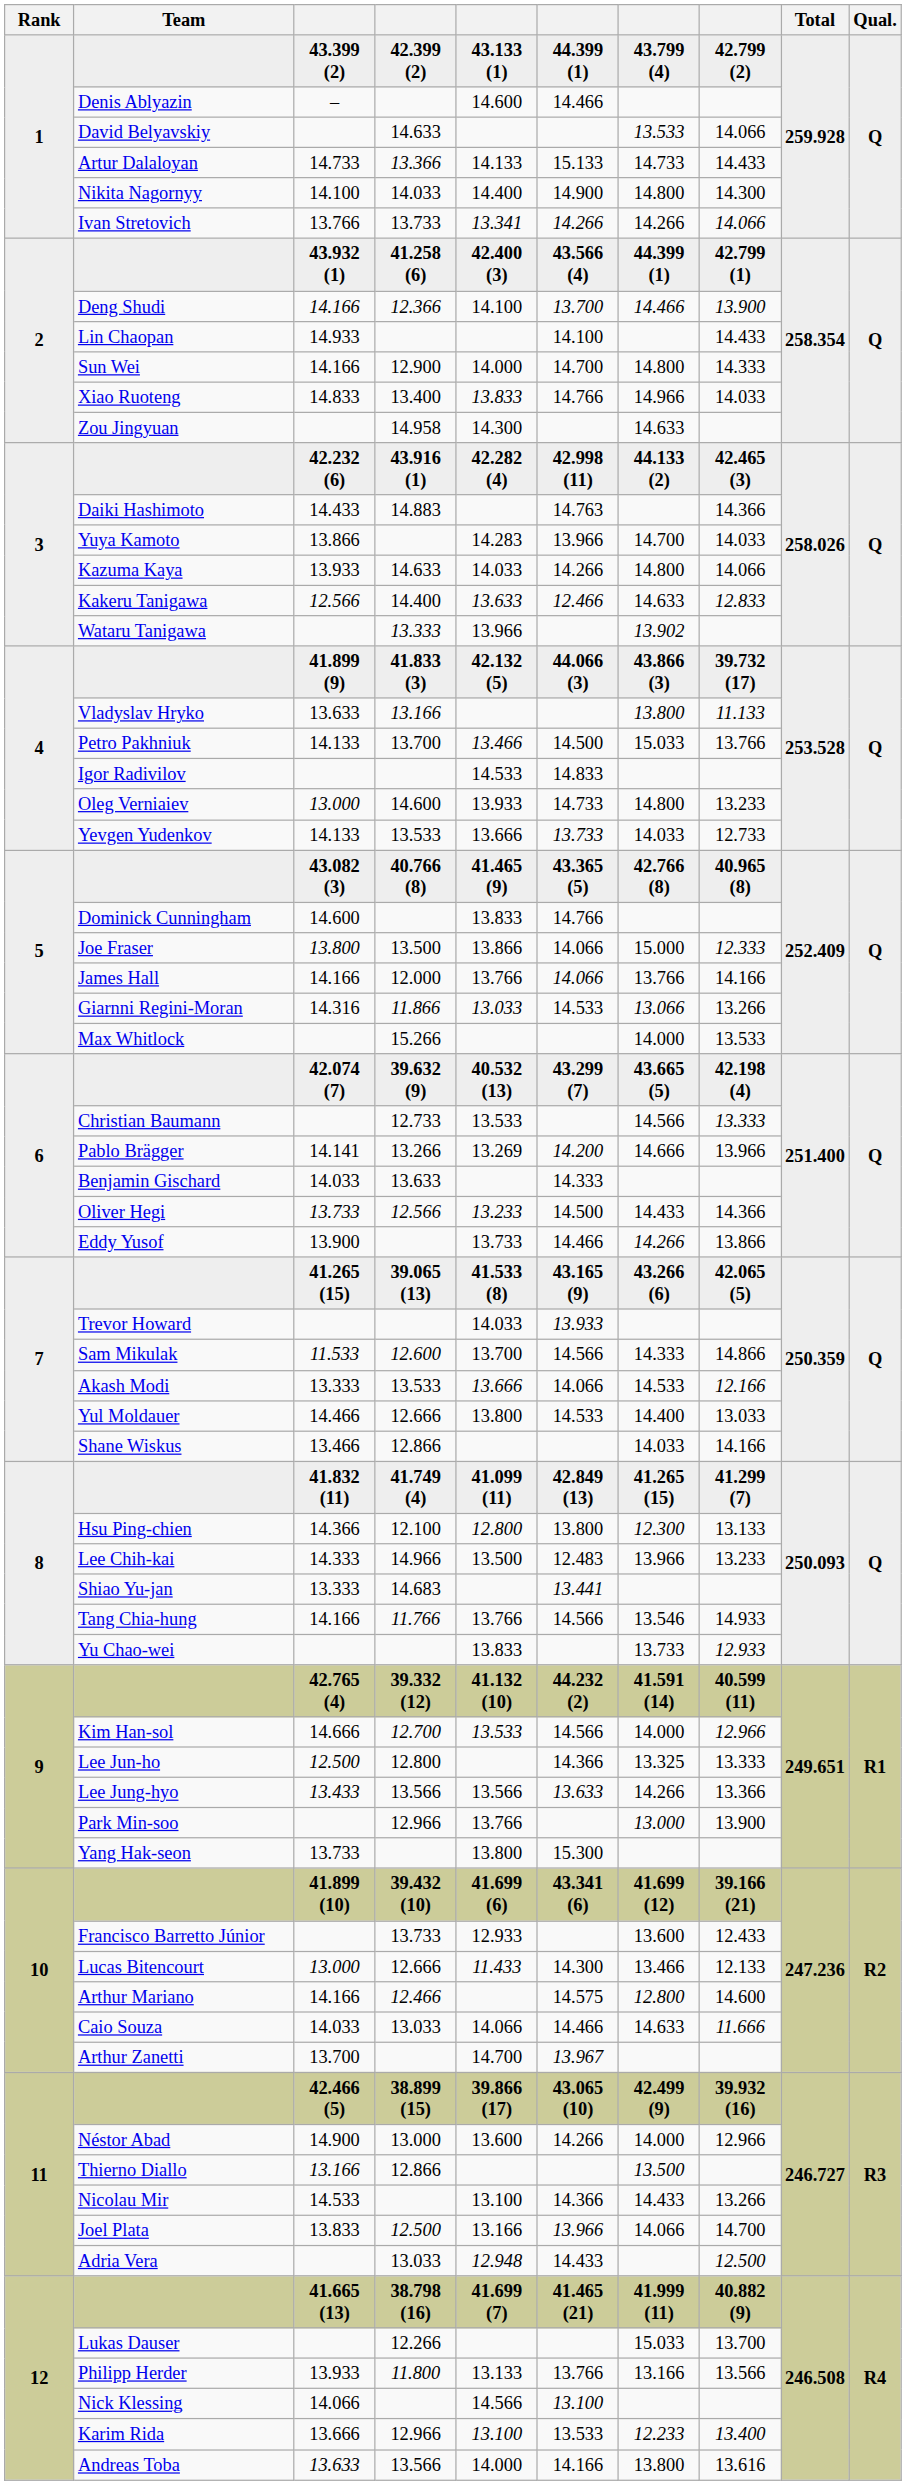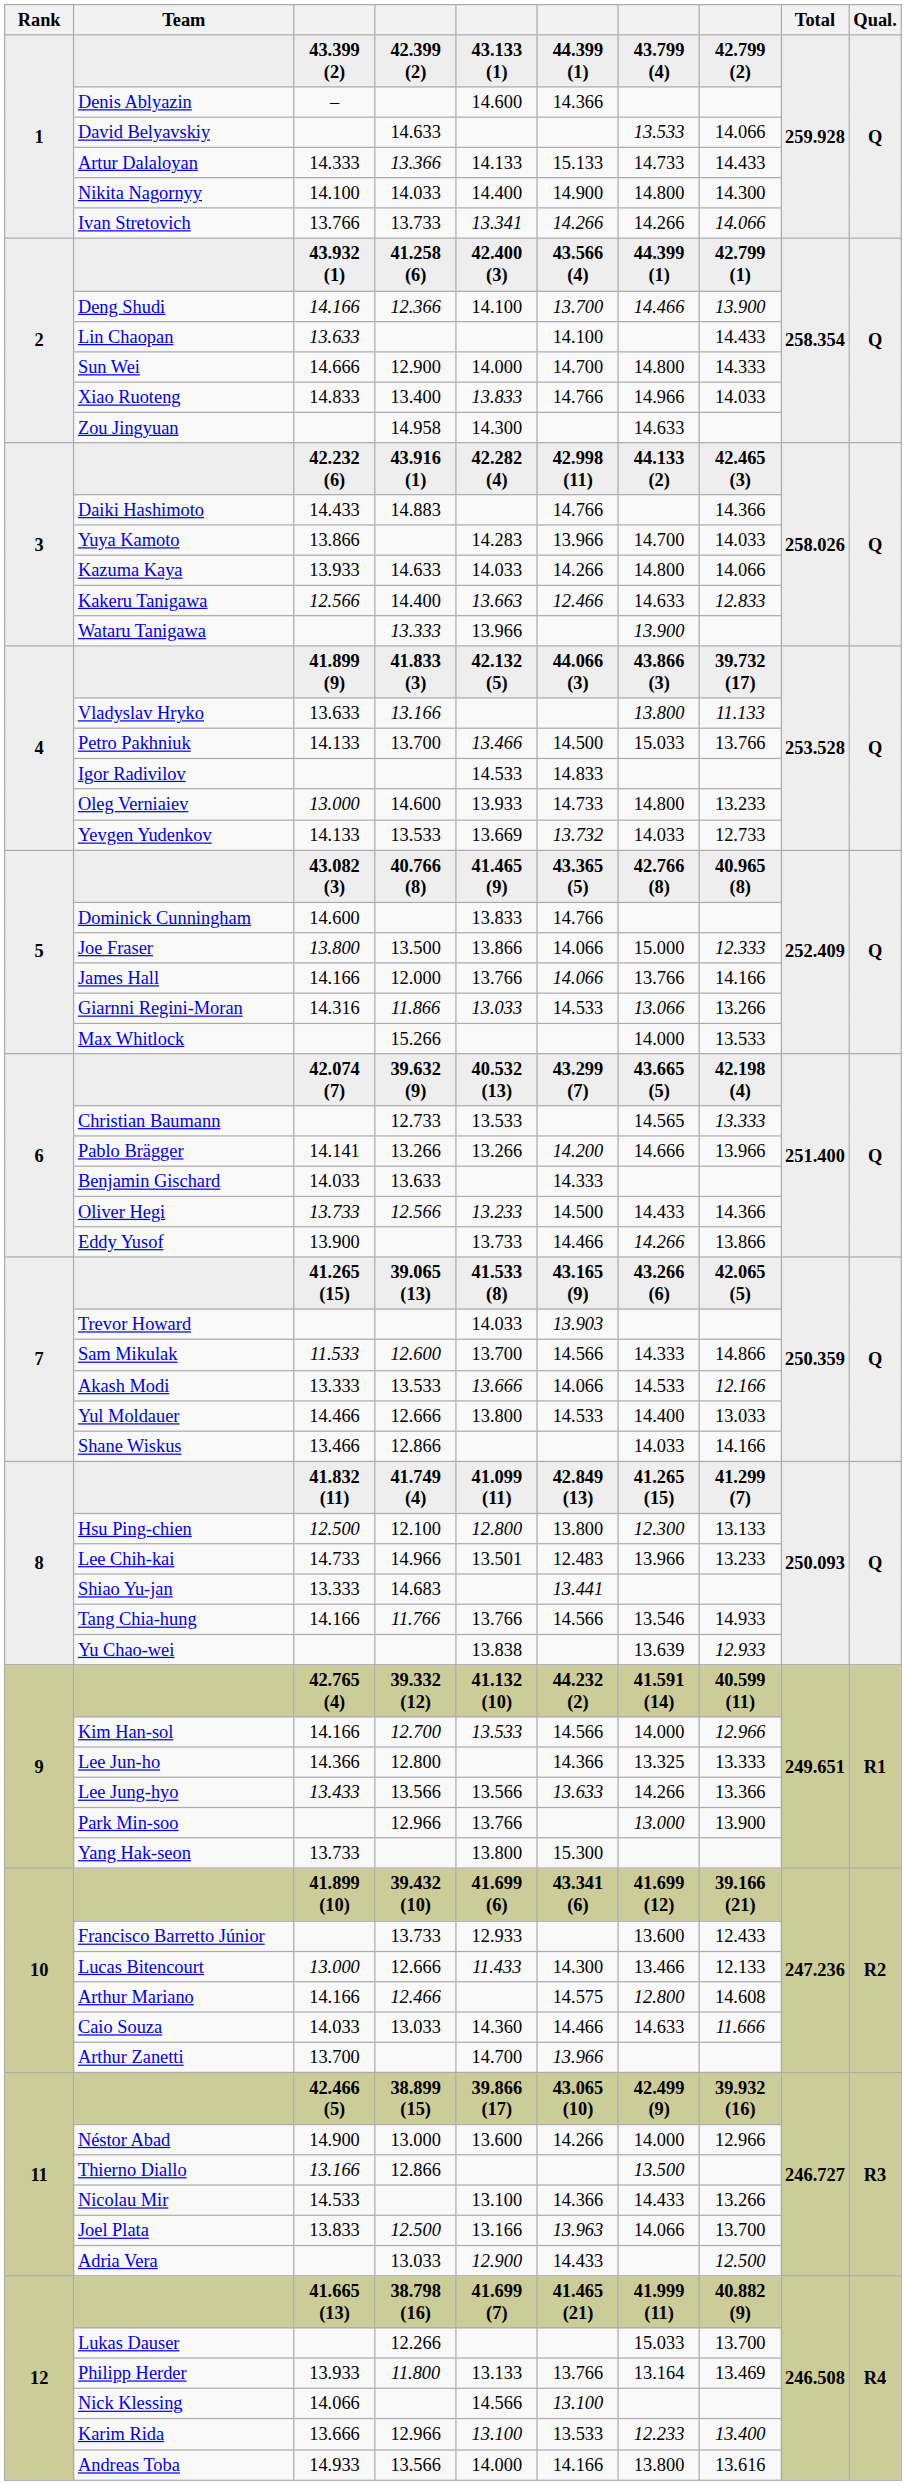(578, 102) 14.466 -> (578, 102) 14.366
(335, 162) 14.733 -> (335, 162) 14.333
(335, 336) 14.933 -> (335, 336) 13.633
(335, 366) 14.166 -> (335, 366) 14.666
(578, 509) 14.763 -> (578, 509) 14.766
(497, 600) 13.633 -> (497, 600) 13.663
(659, 631) 13.902 -> (659, 631) 13.900
(497, 834) 13.666 -> (497, 834) 13.669
(578, 834) 13.733 -> (578, 834) 13.732
(659, 1120) 14.566 -> (659, 1120) 14.565
(497, 1151) 13.269 -> (497, 1151) 13.266
(578, 1324) 13.933 -> (578, 1324) 13.903
(335, 1528) 14.366 -> (335, 1528) 12.500
(335, 1558) 14.333 -> (335, 1558) 14.733
(497, 1558) 13.500 -> (497, 1558) 13.501
(497, 1649) 13.833 -> (497, 1649) 13.838
(659, 1649) 13.733 -> (659, 1649) 13.639
(335, 1732) 14.666 -> (335, 1732) 14.166
(335, 1762) 12.500 -> (335, 1762) 14.366
(740, 1996) 14.600 -> (740, 1996) 14.608
(497, 2026) 14.066 -> (497, 2026) 14.360
(578, 2057) 13.967 -> (578, 2057) 13.966
(578, 2230) 13.966 -> (578, 2230) 13.963
(740, 2230) 14.700 -> (740, 2230) 13.700
(497, 2260) 12.948 -> (497, 2260) 12.900
(659, 2373) 13.166 -> (659, 2373) 13.164
(740, 2373) 13.566 -> (740, 2373) 13.469
(335, 2464) 13.633 -> (335, 2464) 14.933
